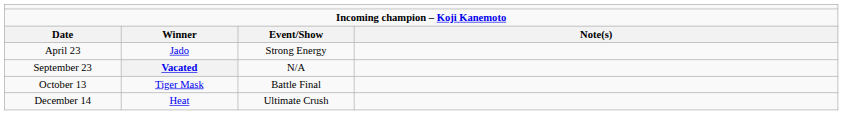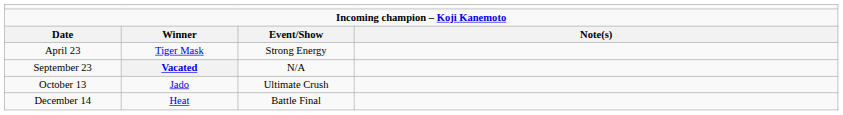(179, 51) Jado -> (179, 51) Tiger Mask
(179, 84) Tiger Mask -> (179, 84) Jado
(296, 84) Battle Final -> (296, 84) Ultimate Crush
(296, 101) Ultimate Crush -> (296, 101) Battle Final
